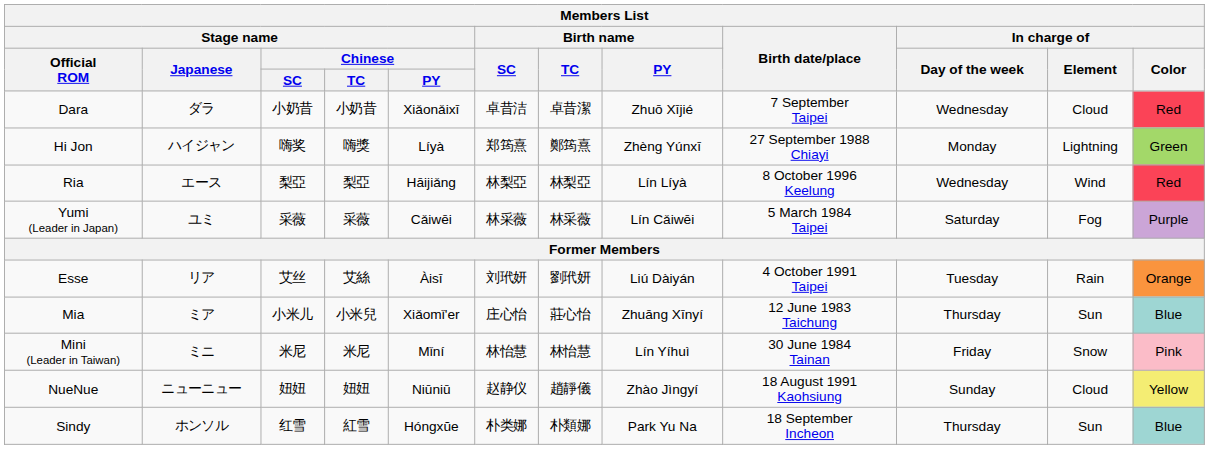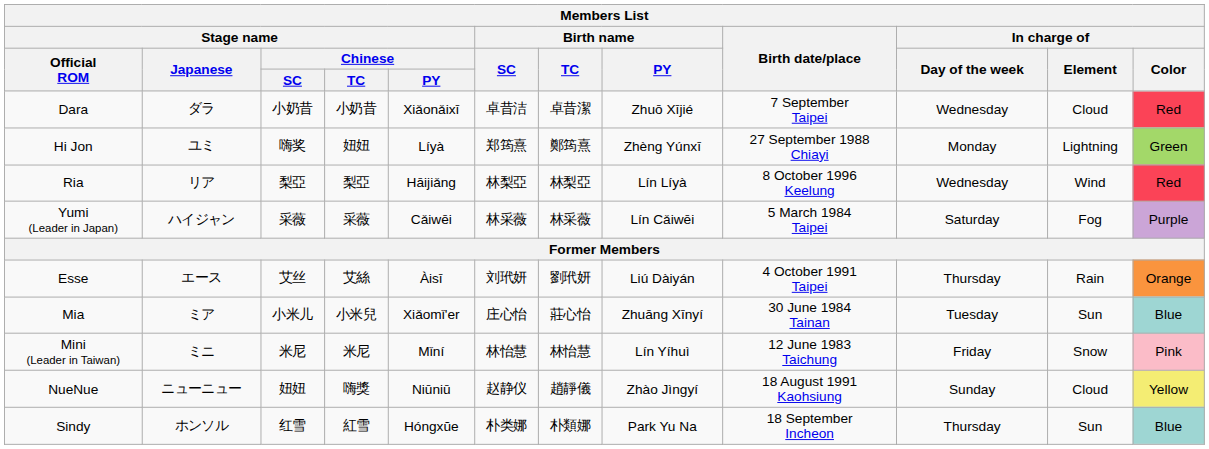(201, 146) ハイジャン -> (201, 146) ユミ
(356, 146) 嗨獎 -> (356, 146) 妞妞
(201, 183) エース -> (201, 183) リア
(201, 220) ユミ -> (201, 220) ハイジャン
(201, 278) リア -> (201, 278) エース
(972, 279) Tuesday -> (972, 279) Thursday
(810, 315) 12 June 1983 Taichung -> (810, 315) 30 June 1984 Tainan
(972, 315) Thursday -> (972, 315) Tuesday
(810, 352) 30 June 1984 Tainan -> (810, 352) 12 June 1983 Taichung
(356, 389) 妞妞 -> (356, 389) 嗨獎
